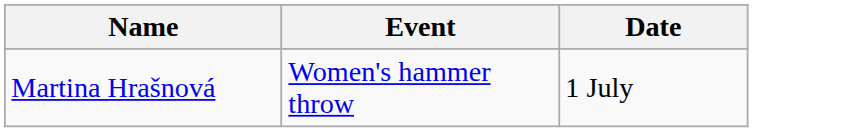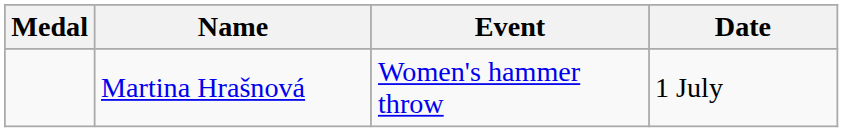+ column: (50, 26)
